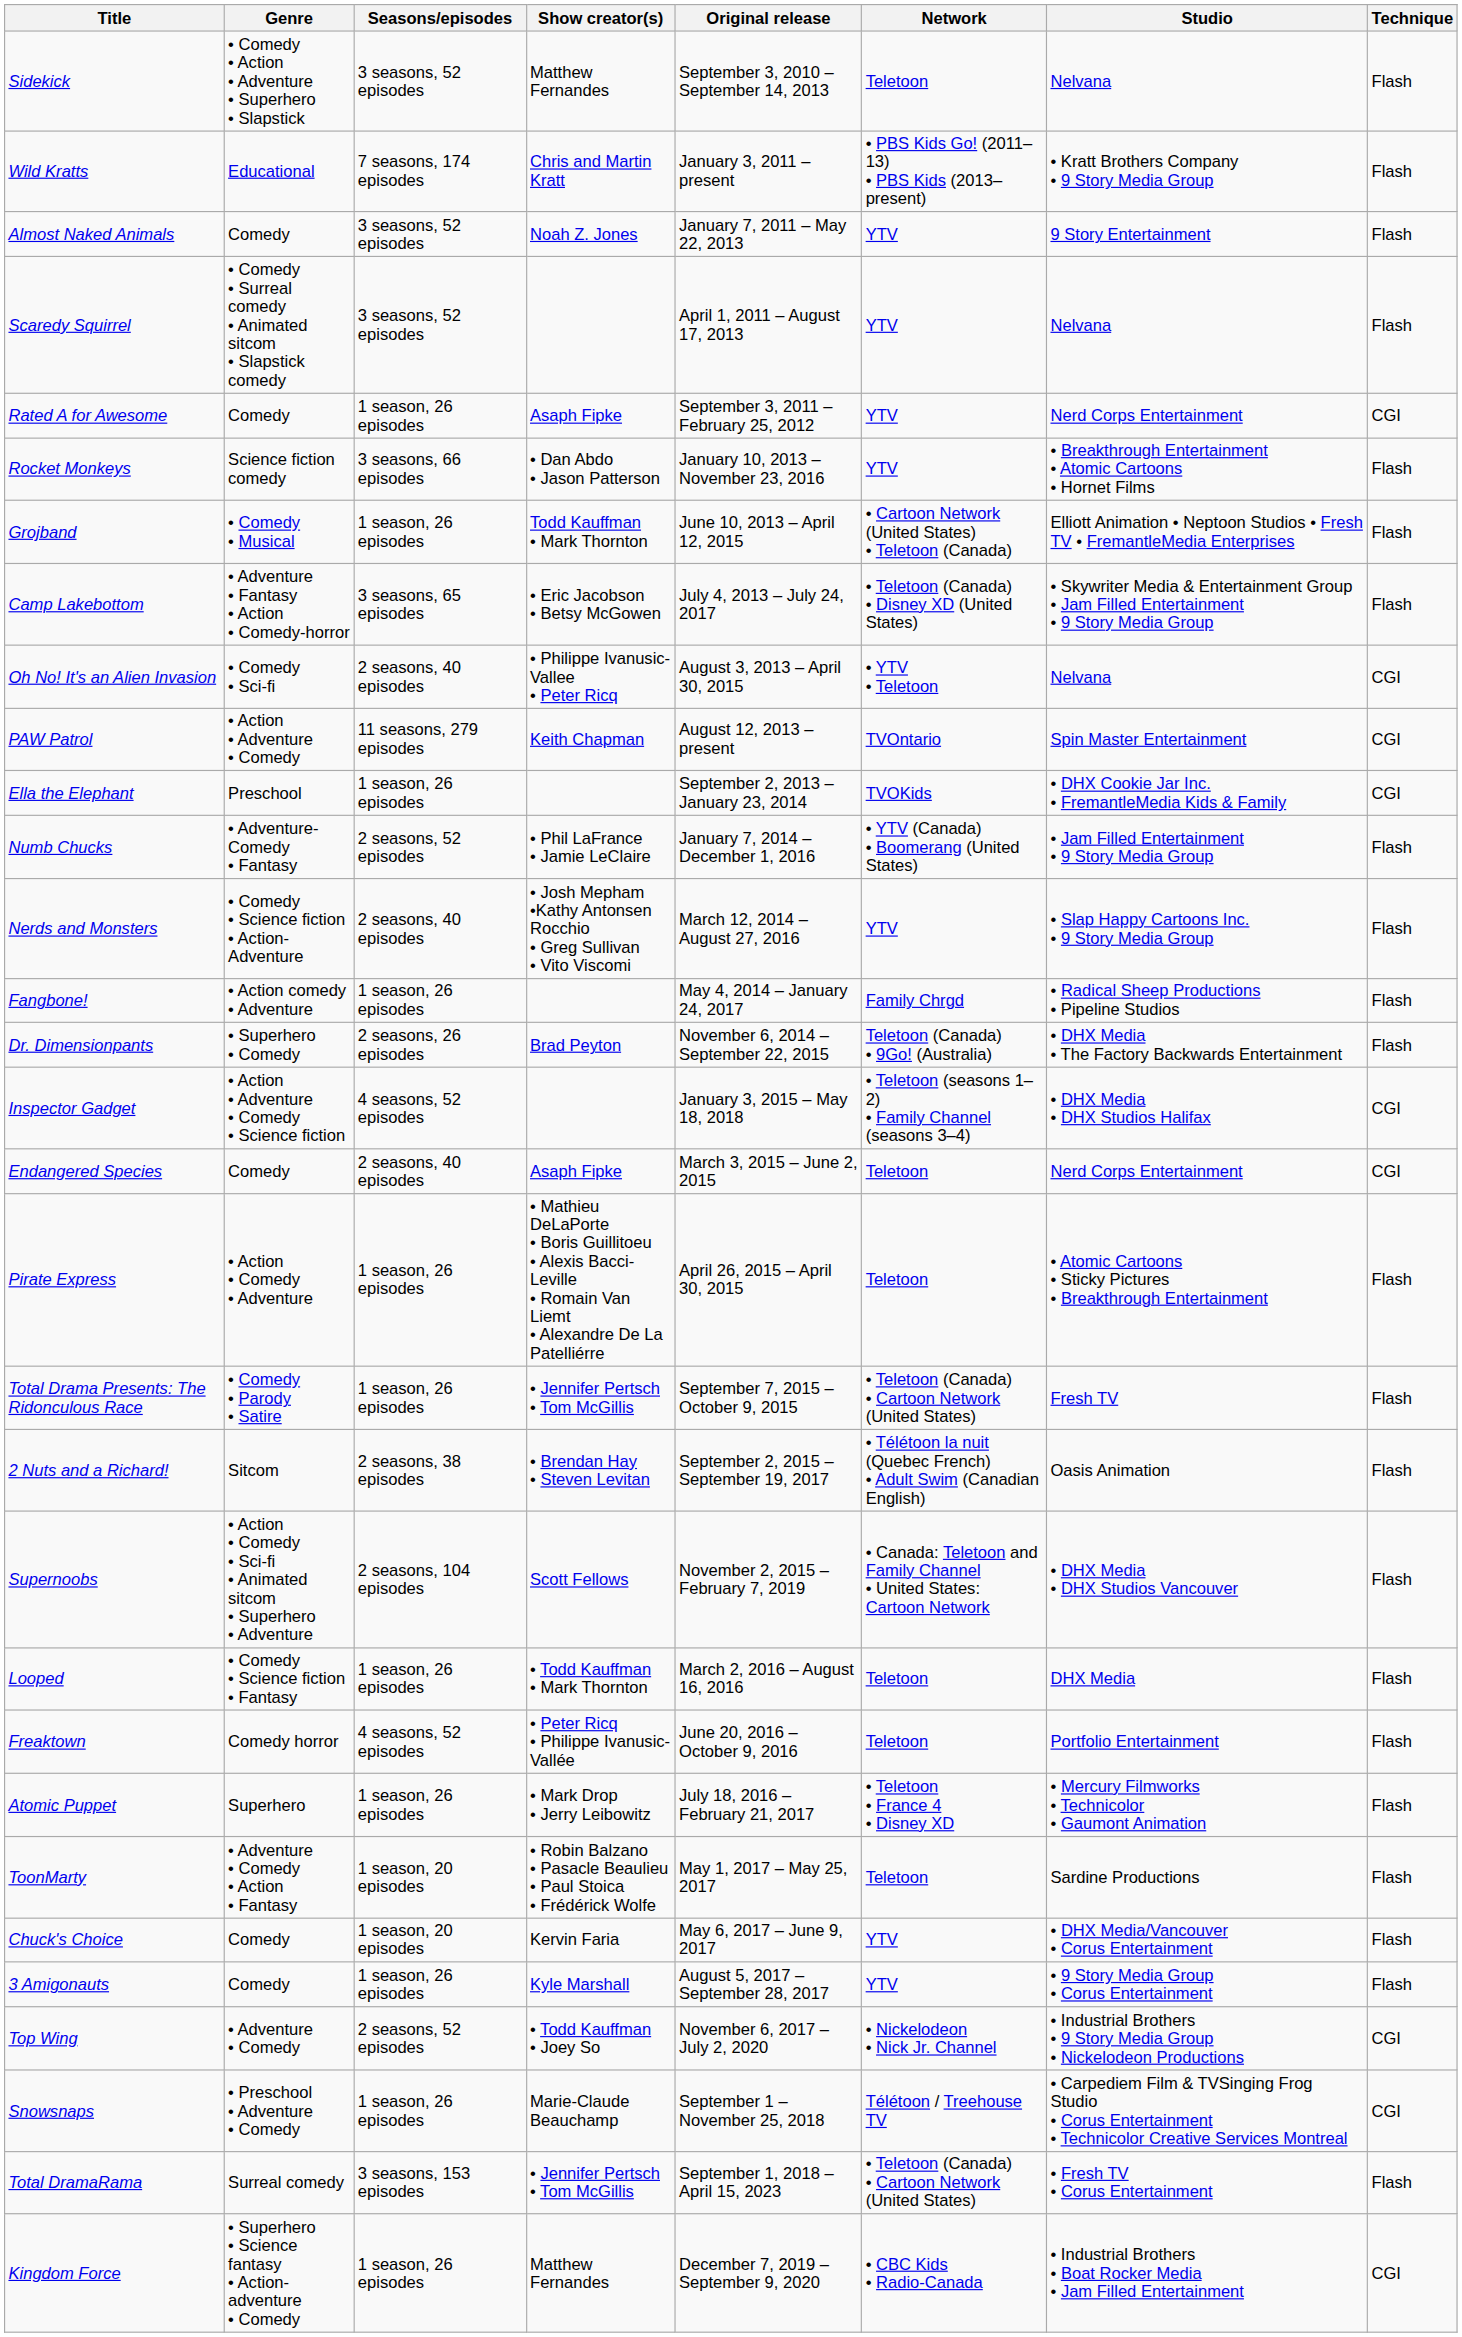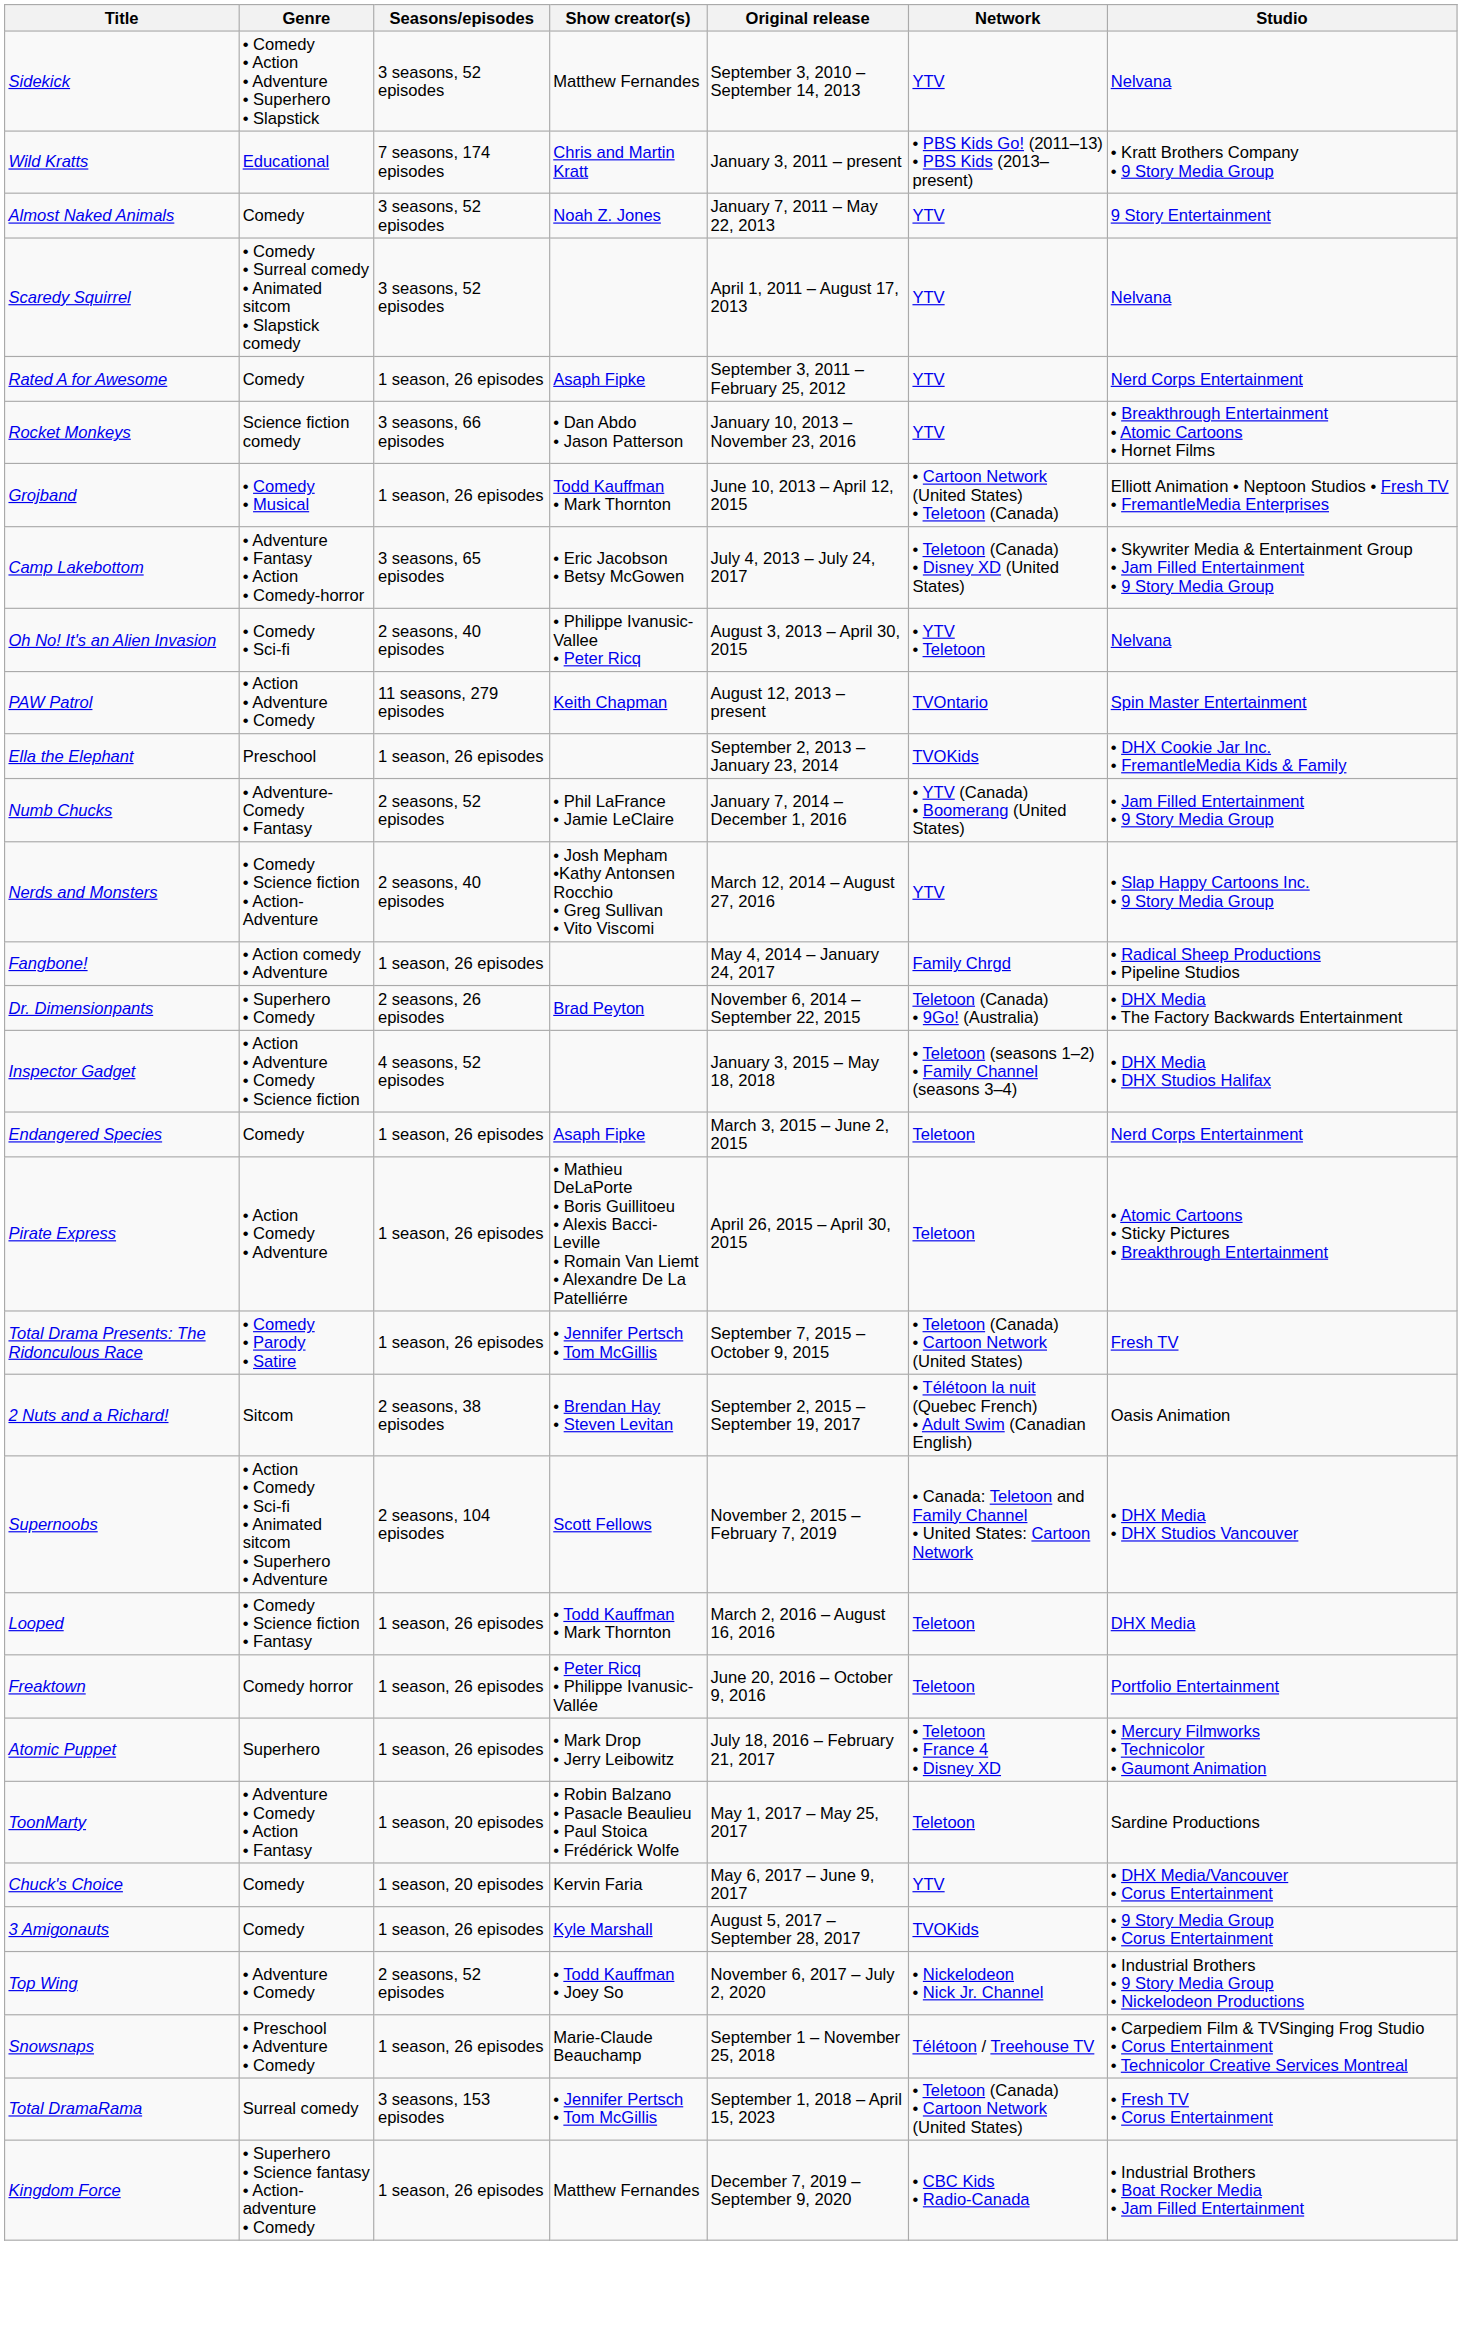- column: (1412, 18)
(897, 81) Teletoon -> (929, 81) YTV
(409, 1171) 2 seasons, 40 episodes -> (461, 1134) 1 season, 26 episodes
(409, 1742) 4 seasons, 52 episodes -> (461, 1687) 1 season, 26 episodes
(882, 1985) YTV -> (946, 1930) TVOKids
